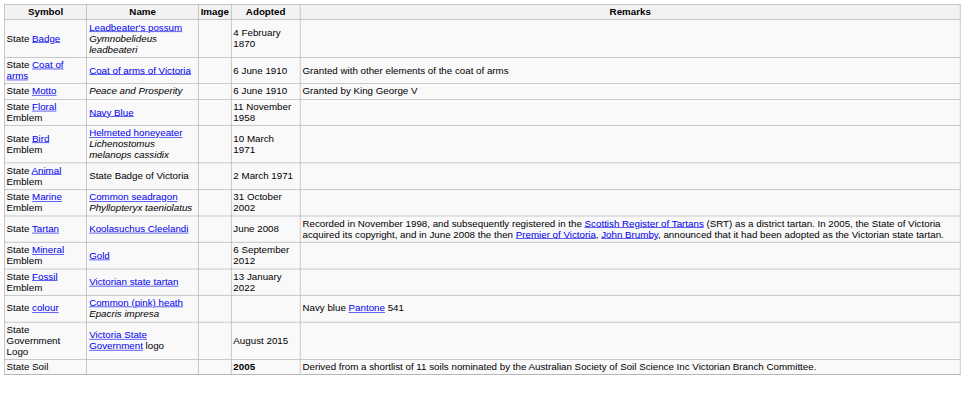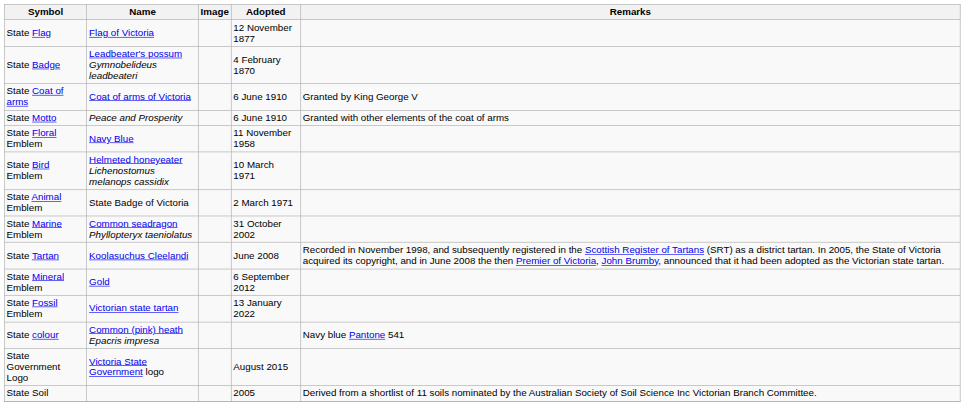+ row: (29, 33)
(406, 70) Granted with other elements of the coat of arms -> (360, 97) Granted by King George V
(360, 91) Granted by King George V -> (406, 118) Granted with other elements of the coat of arms
(244, 367) bold -> (244, 393) normal
